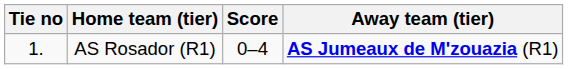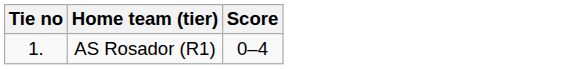- column: (423, 19)
